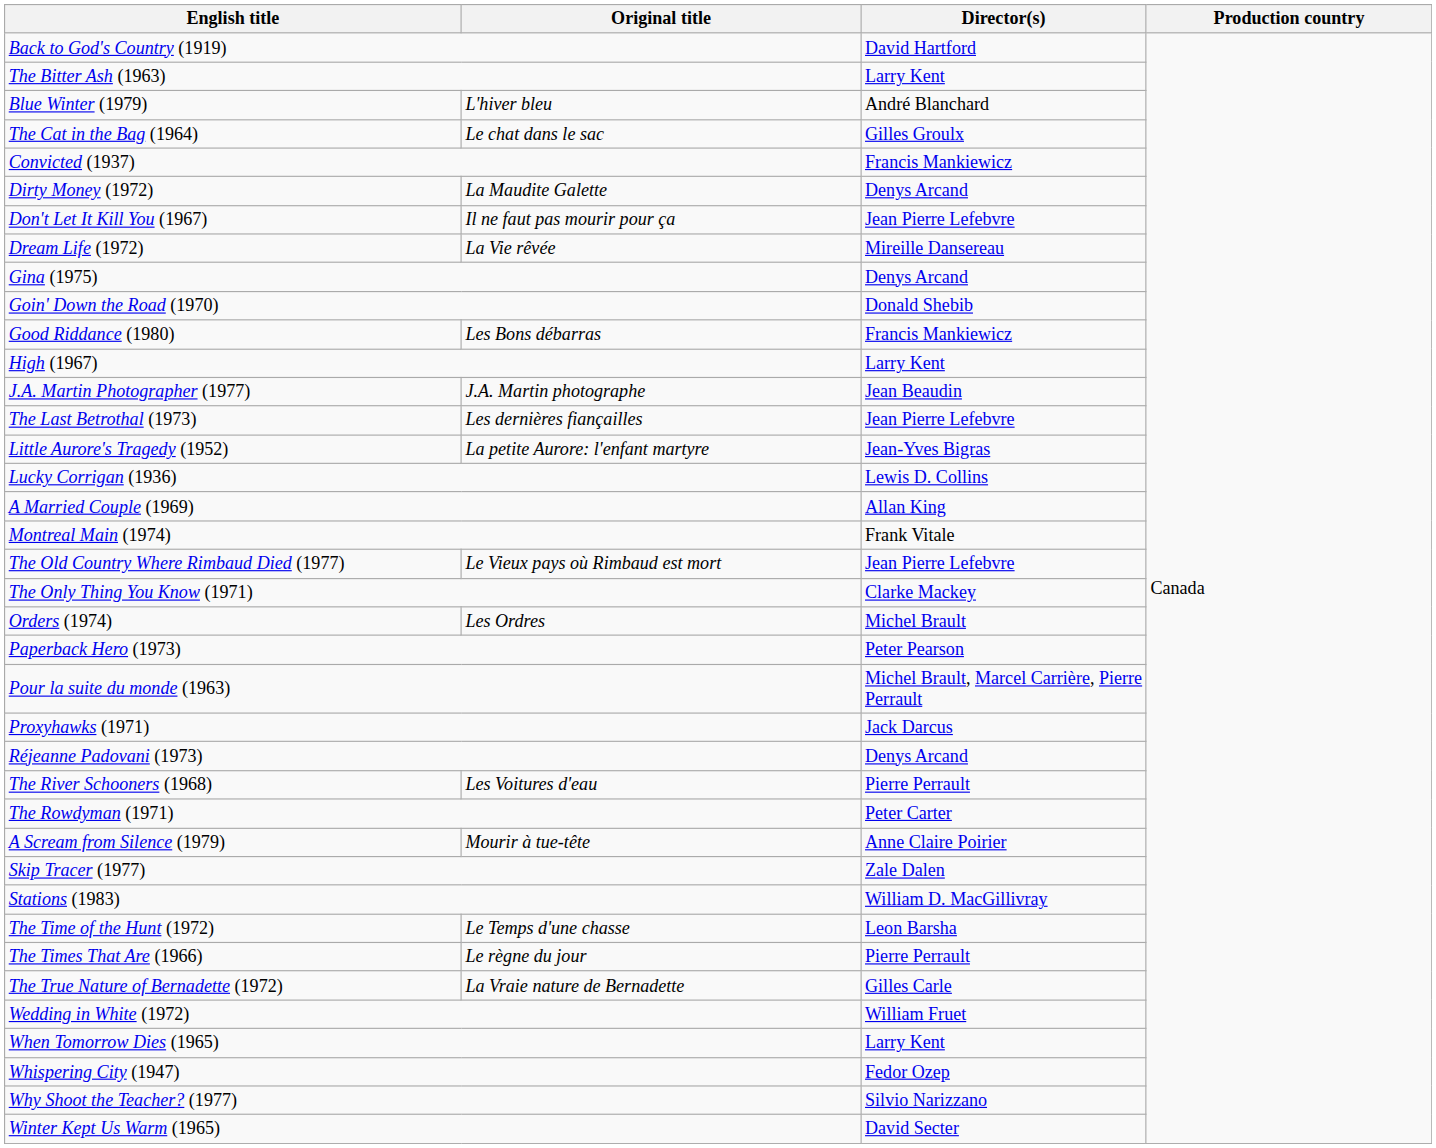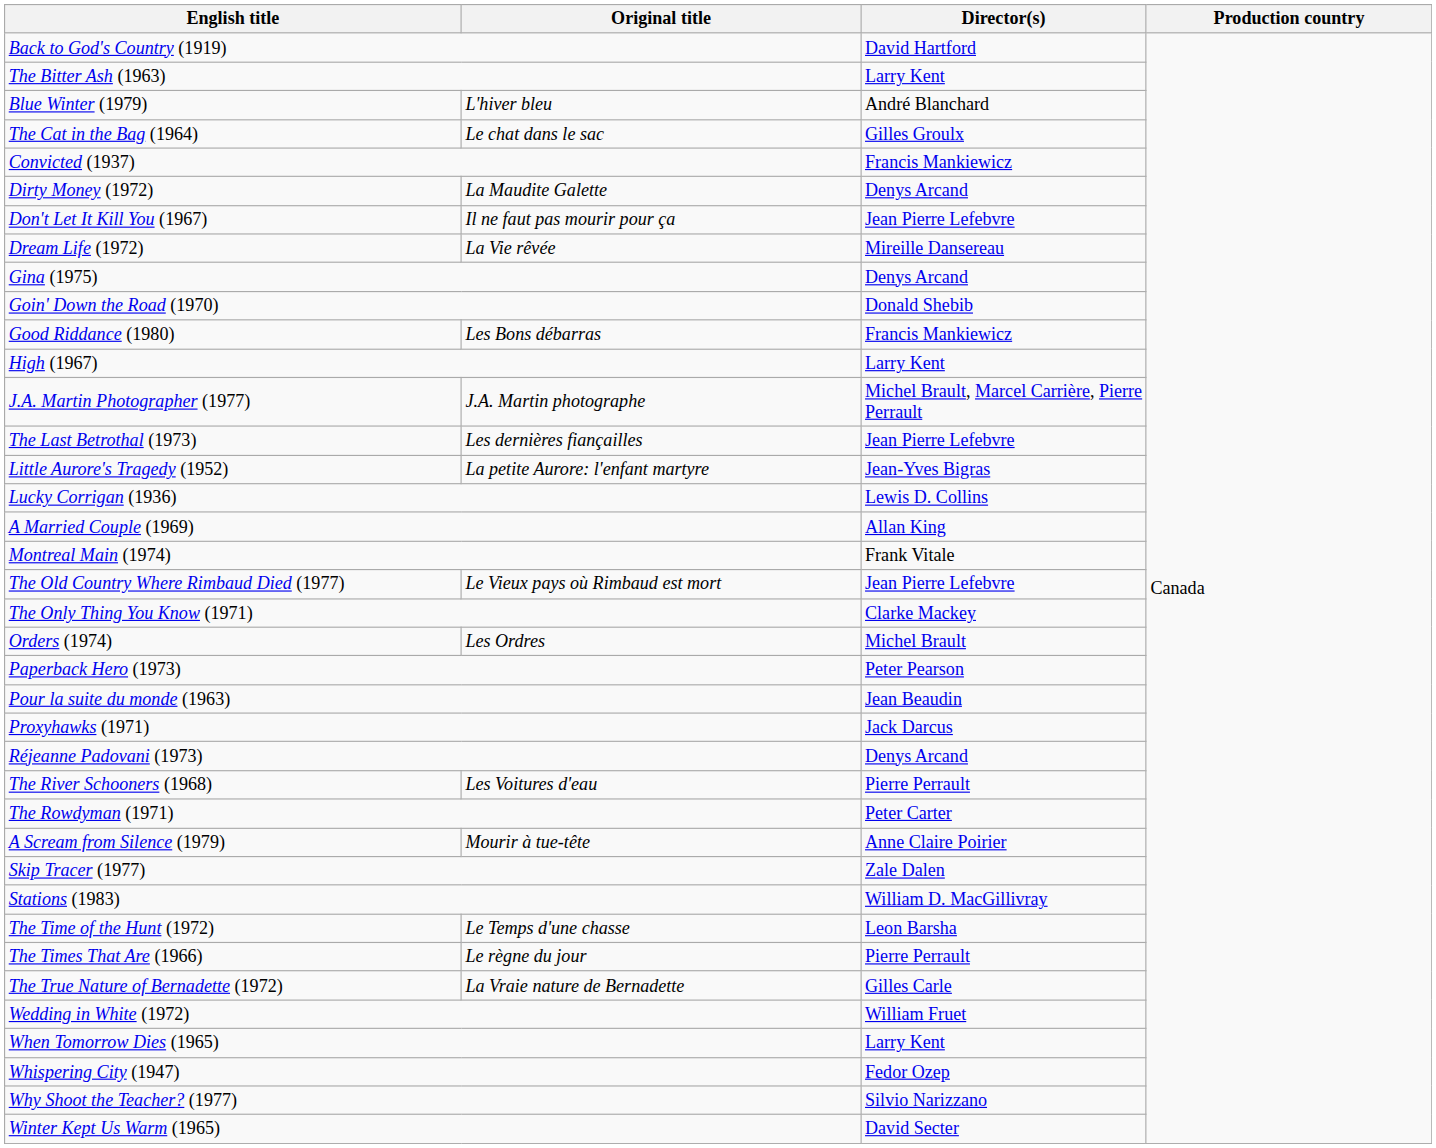(913, 391) Jean Beaudin -> (1004, 401) Michel Brault, Marcel Carrière, Pierre Perrault
(1004, 688) Michel Brault, Marcel Carrière, Pierre Perrault -> (913, 698) Jean Beaudin
